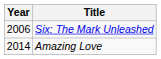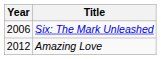(19, 46) 2014 -> (19, 46) 2012
